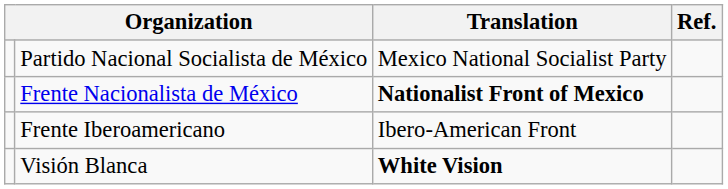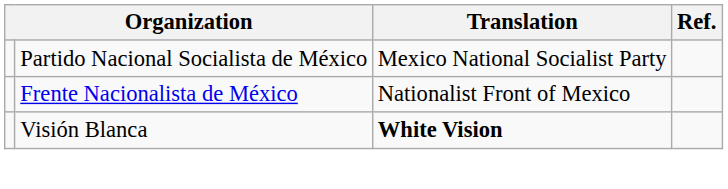(511, 93) bold -> (504, 93) normal
- row: (123, 129)
